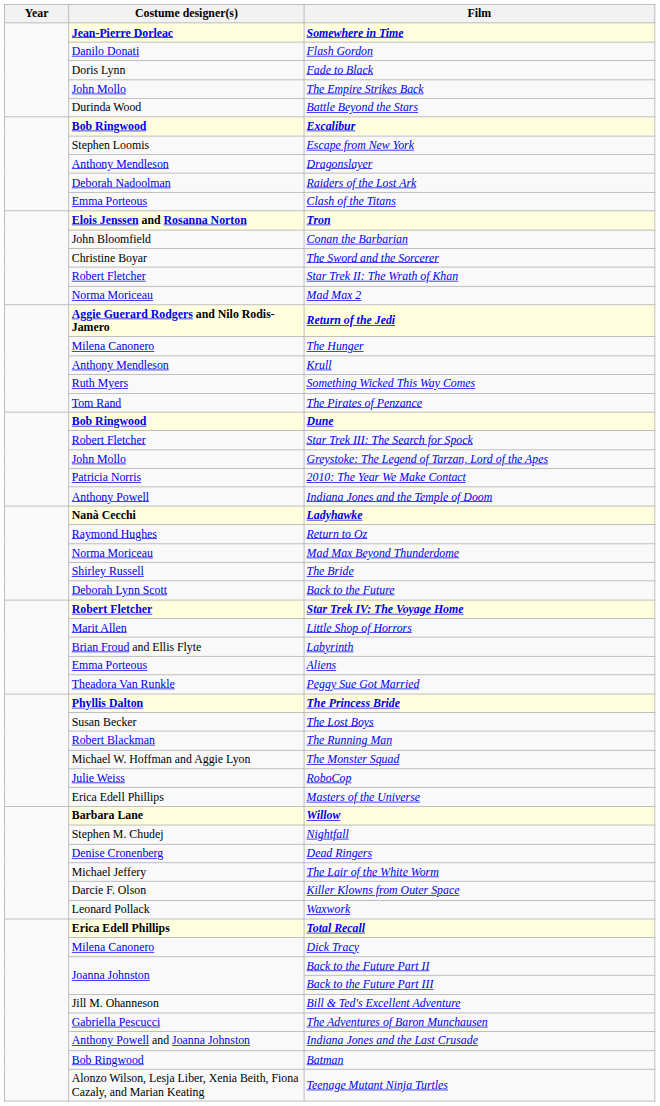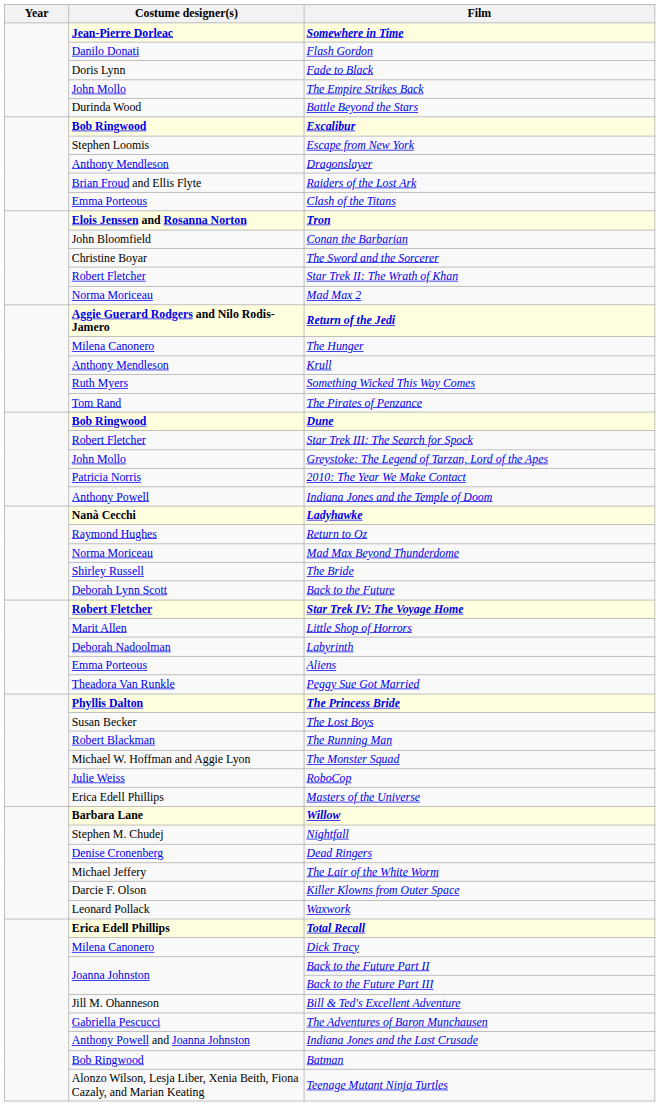(121, 182) Deborah Nadoolman -> (137, 182) Brian Froud and Ellis Flyte
(137, 646) Brian Froud and Ellis Flyte -> (121, 646) Deborah Nadoolman
